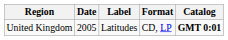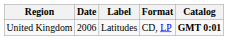(87, 27) 2005 -> (87, 27) 2006
